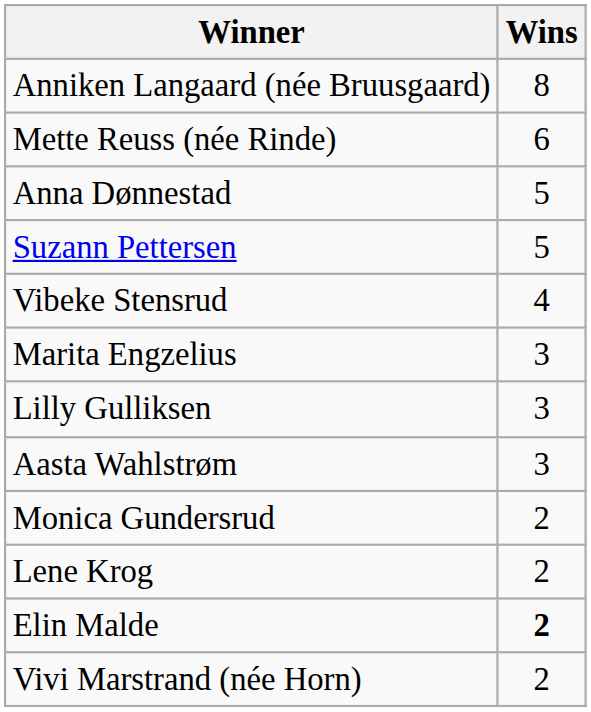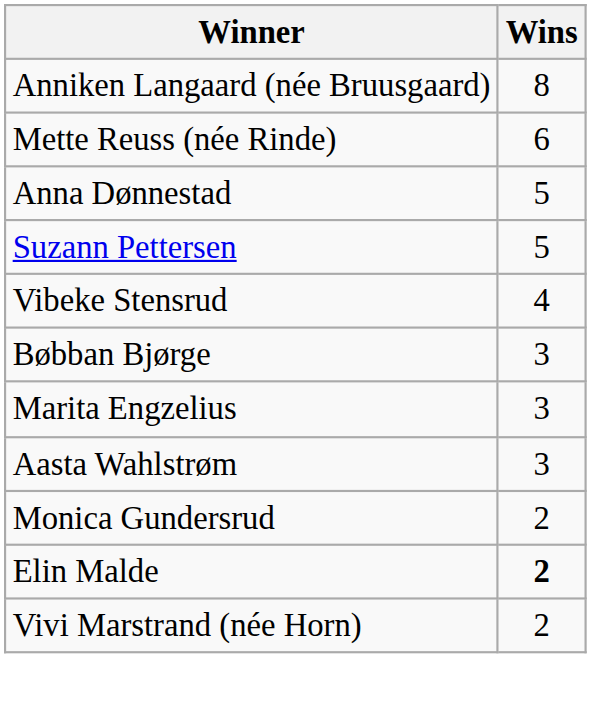+ row: (112, 354)
- row: (112, 408)
- row: (83, 570)
